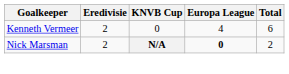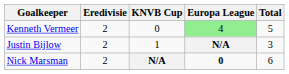(221, 28) no background -> (221, 28) lightgreen background
(270, 28) 6 -> (270, 28) 5
+ row: (34, 45)
(270, 45) 2 -> (270, 61) 6
